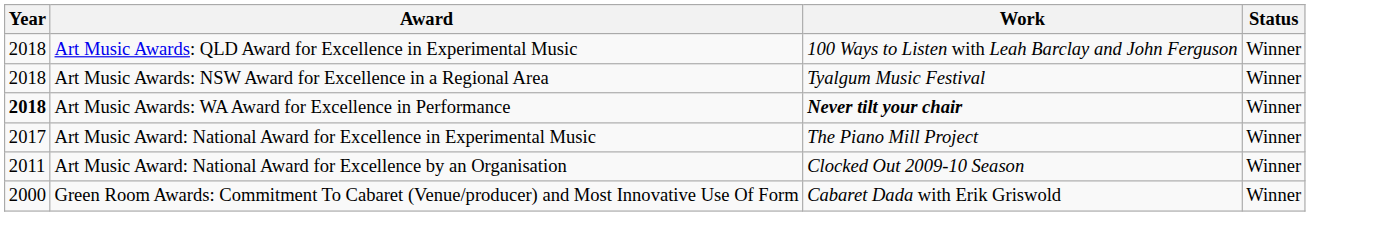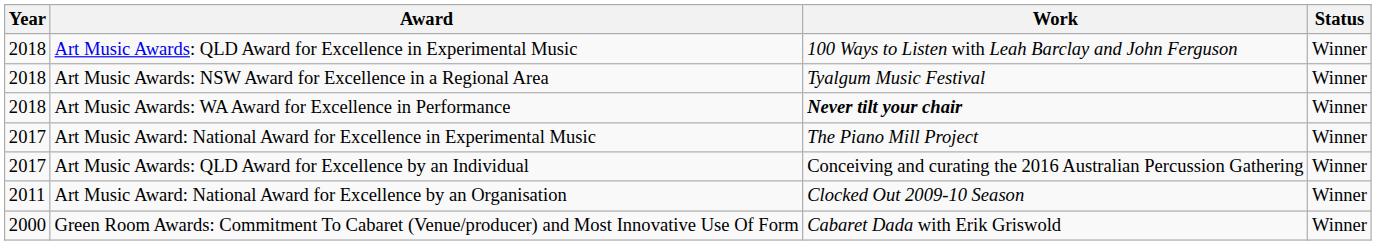(27, 107) bold -> (27, 107) normal
+ row: (292, 166)
